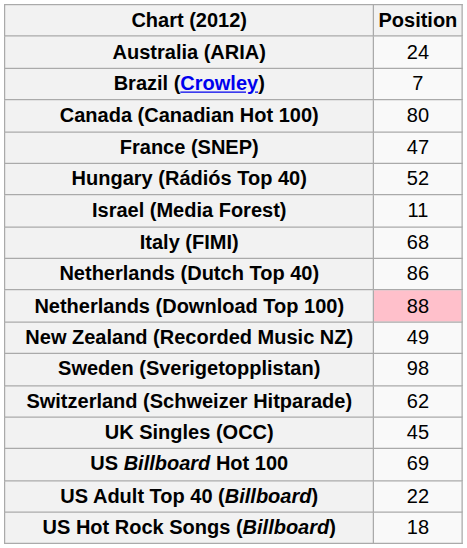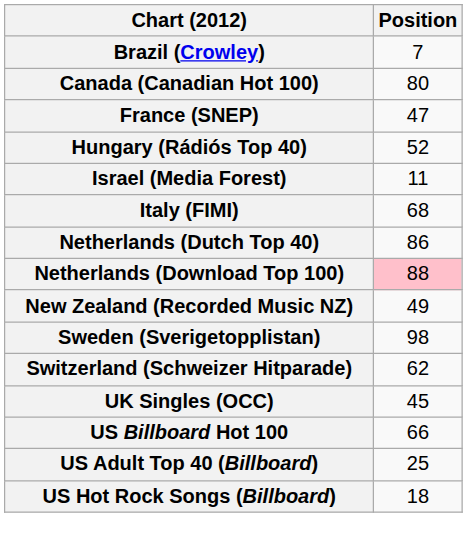- row: (189, 52)
(418, 464) 69 -> (418, 432) 66
(418, 496) 22 -> (418, 464) 25
